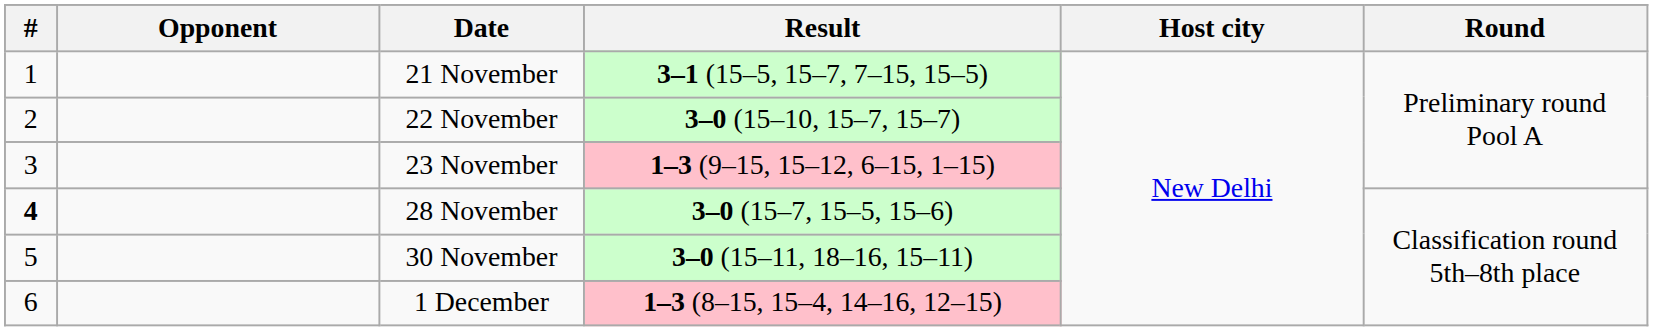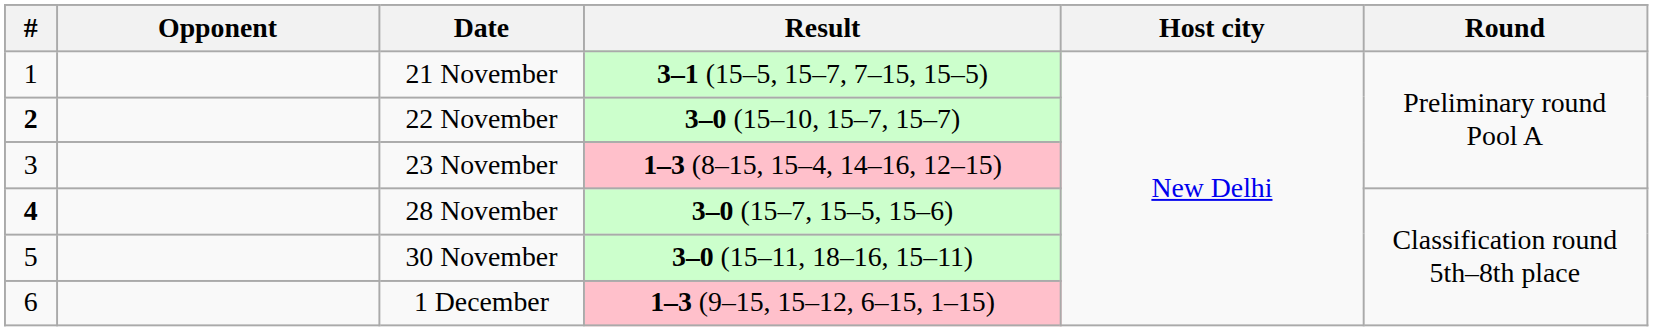(31, 119) normal -> (31, 119) bold
(823, 165) 1–3 (9–15, 15–12, 6–15, 1–15) -> (823, 165) 1–3 (8–15, 15–4, 14–16, 12–15)
(823, 302) 1–3 (8–15, 15–4, 14–16, 12–15) -> (823, 302) 1–3 (9–15, 15–12, 6–15, 1–15)
